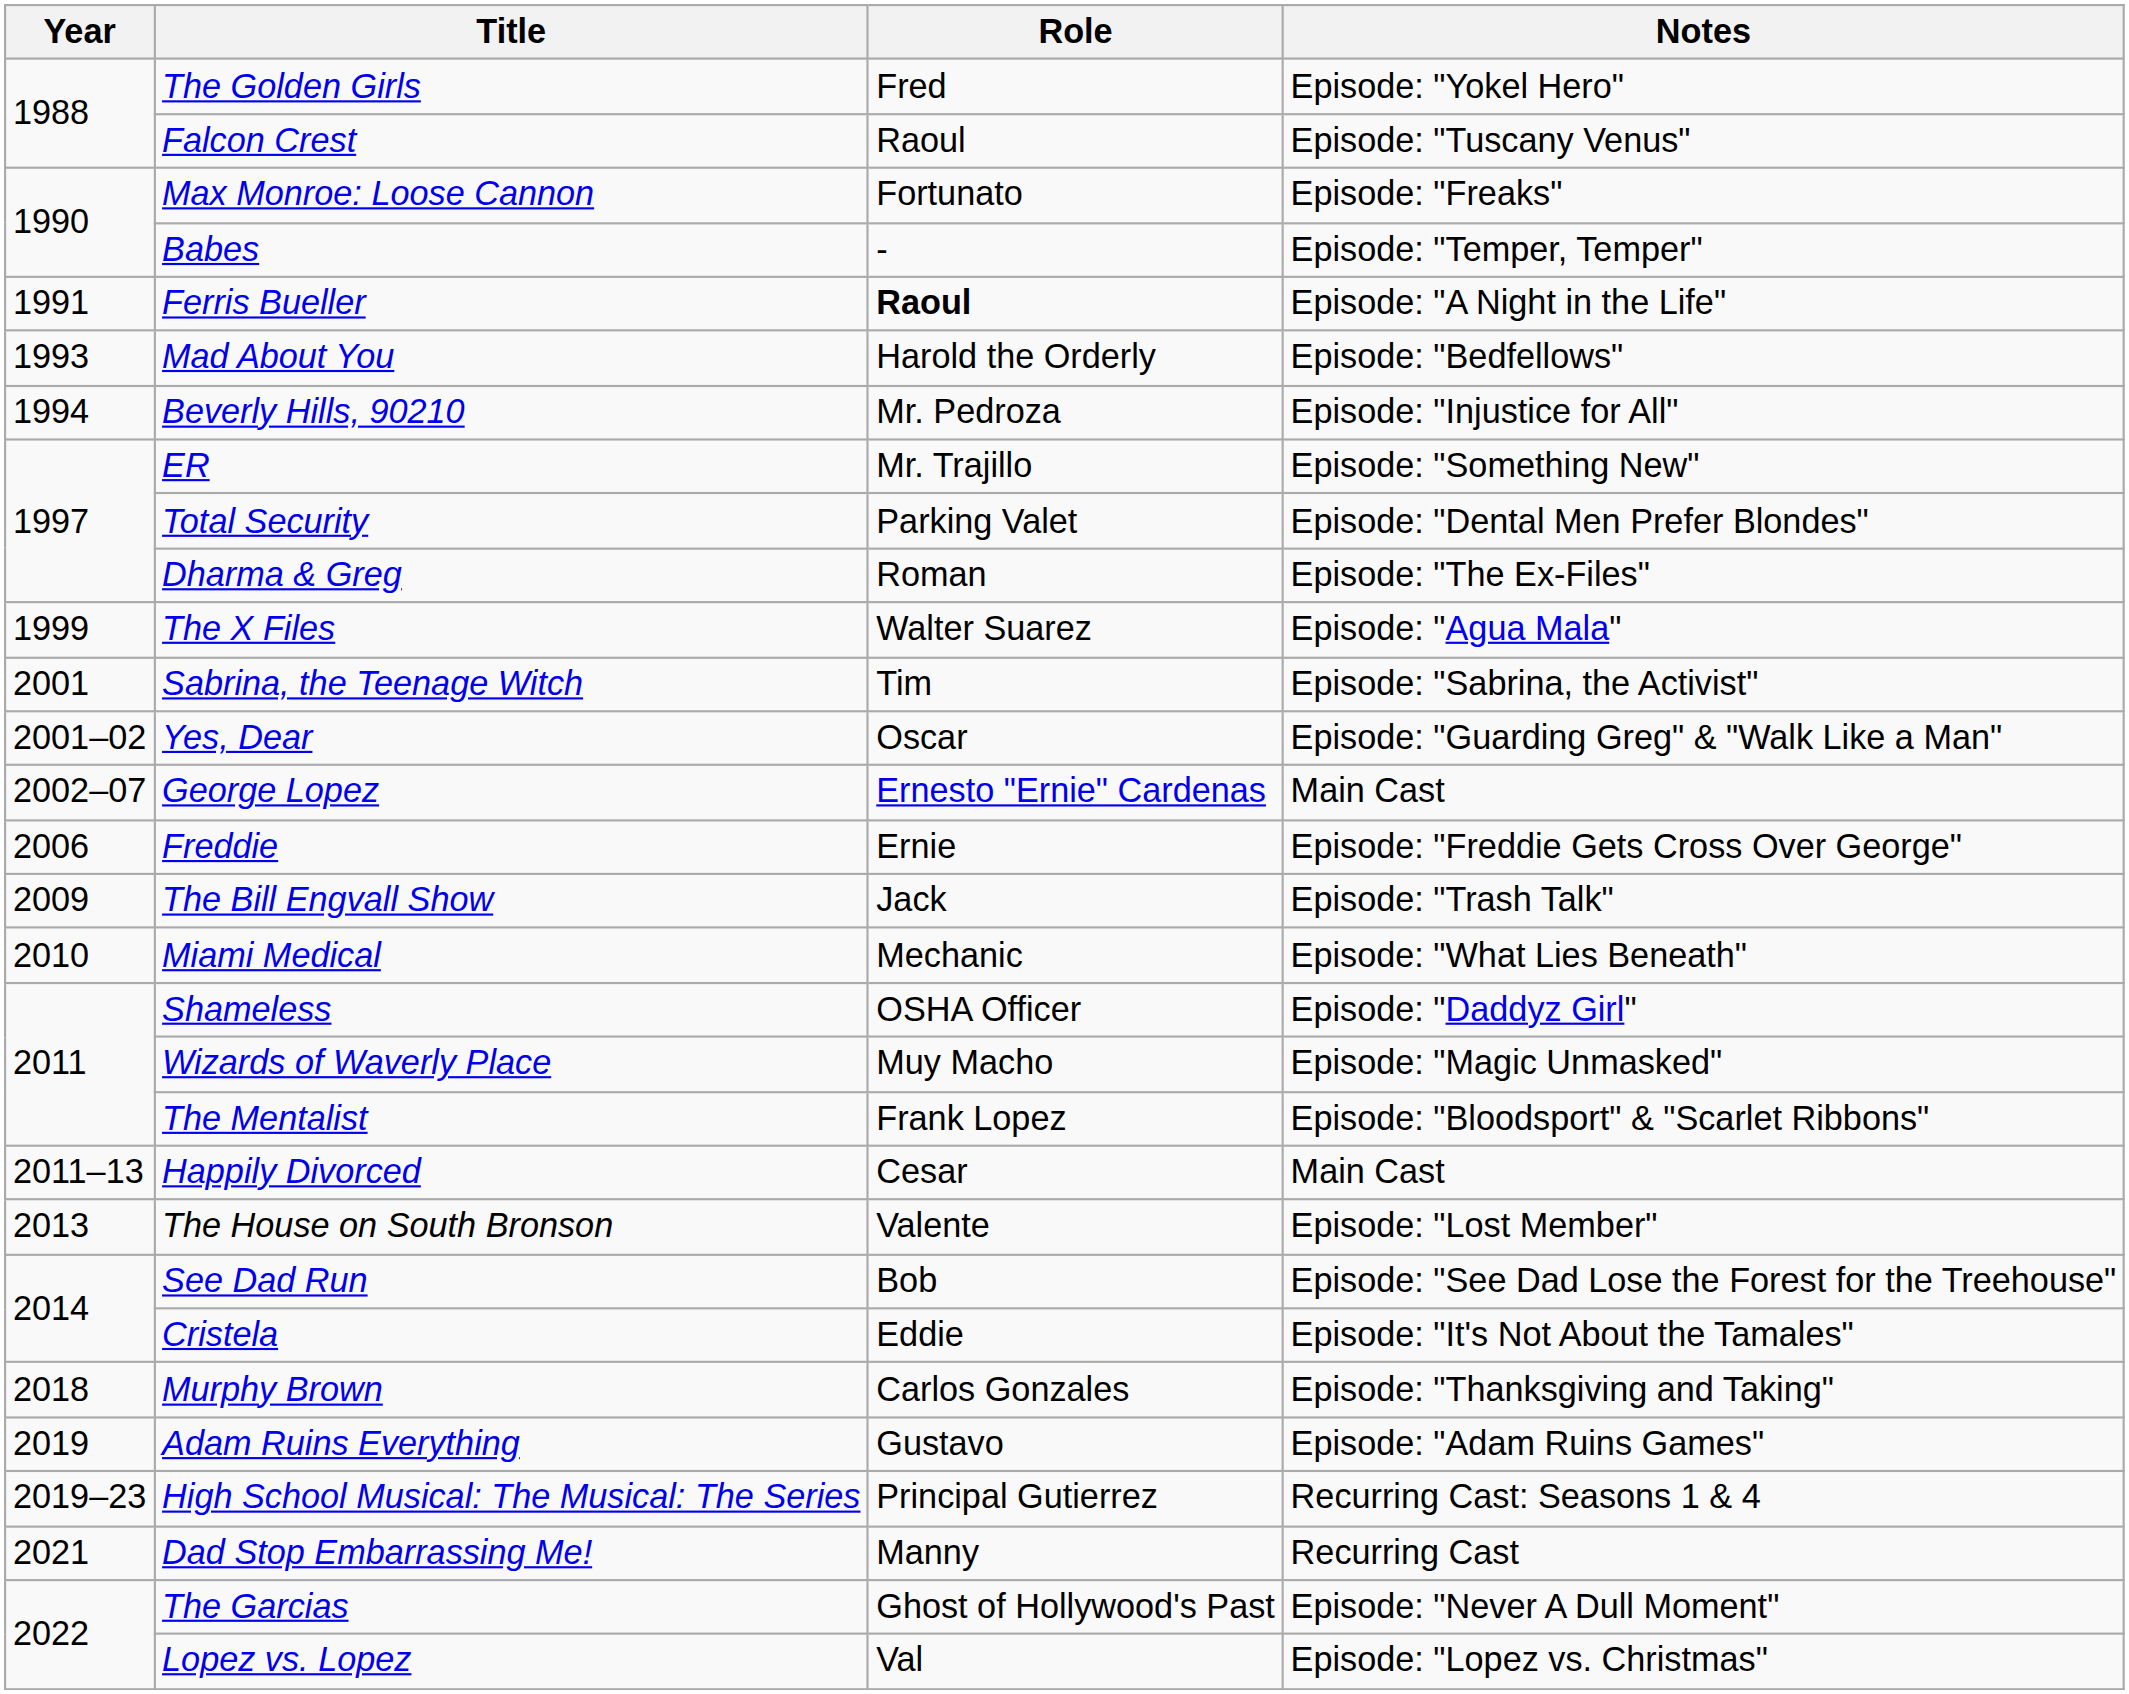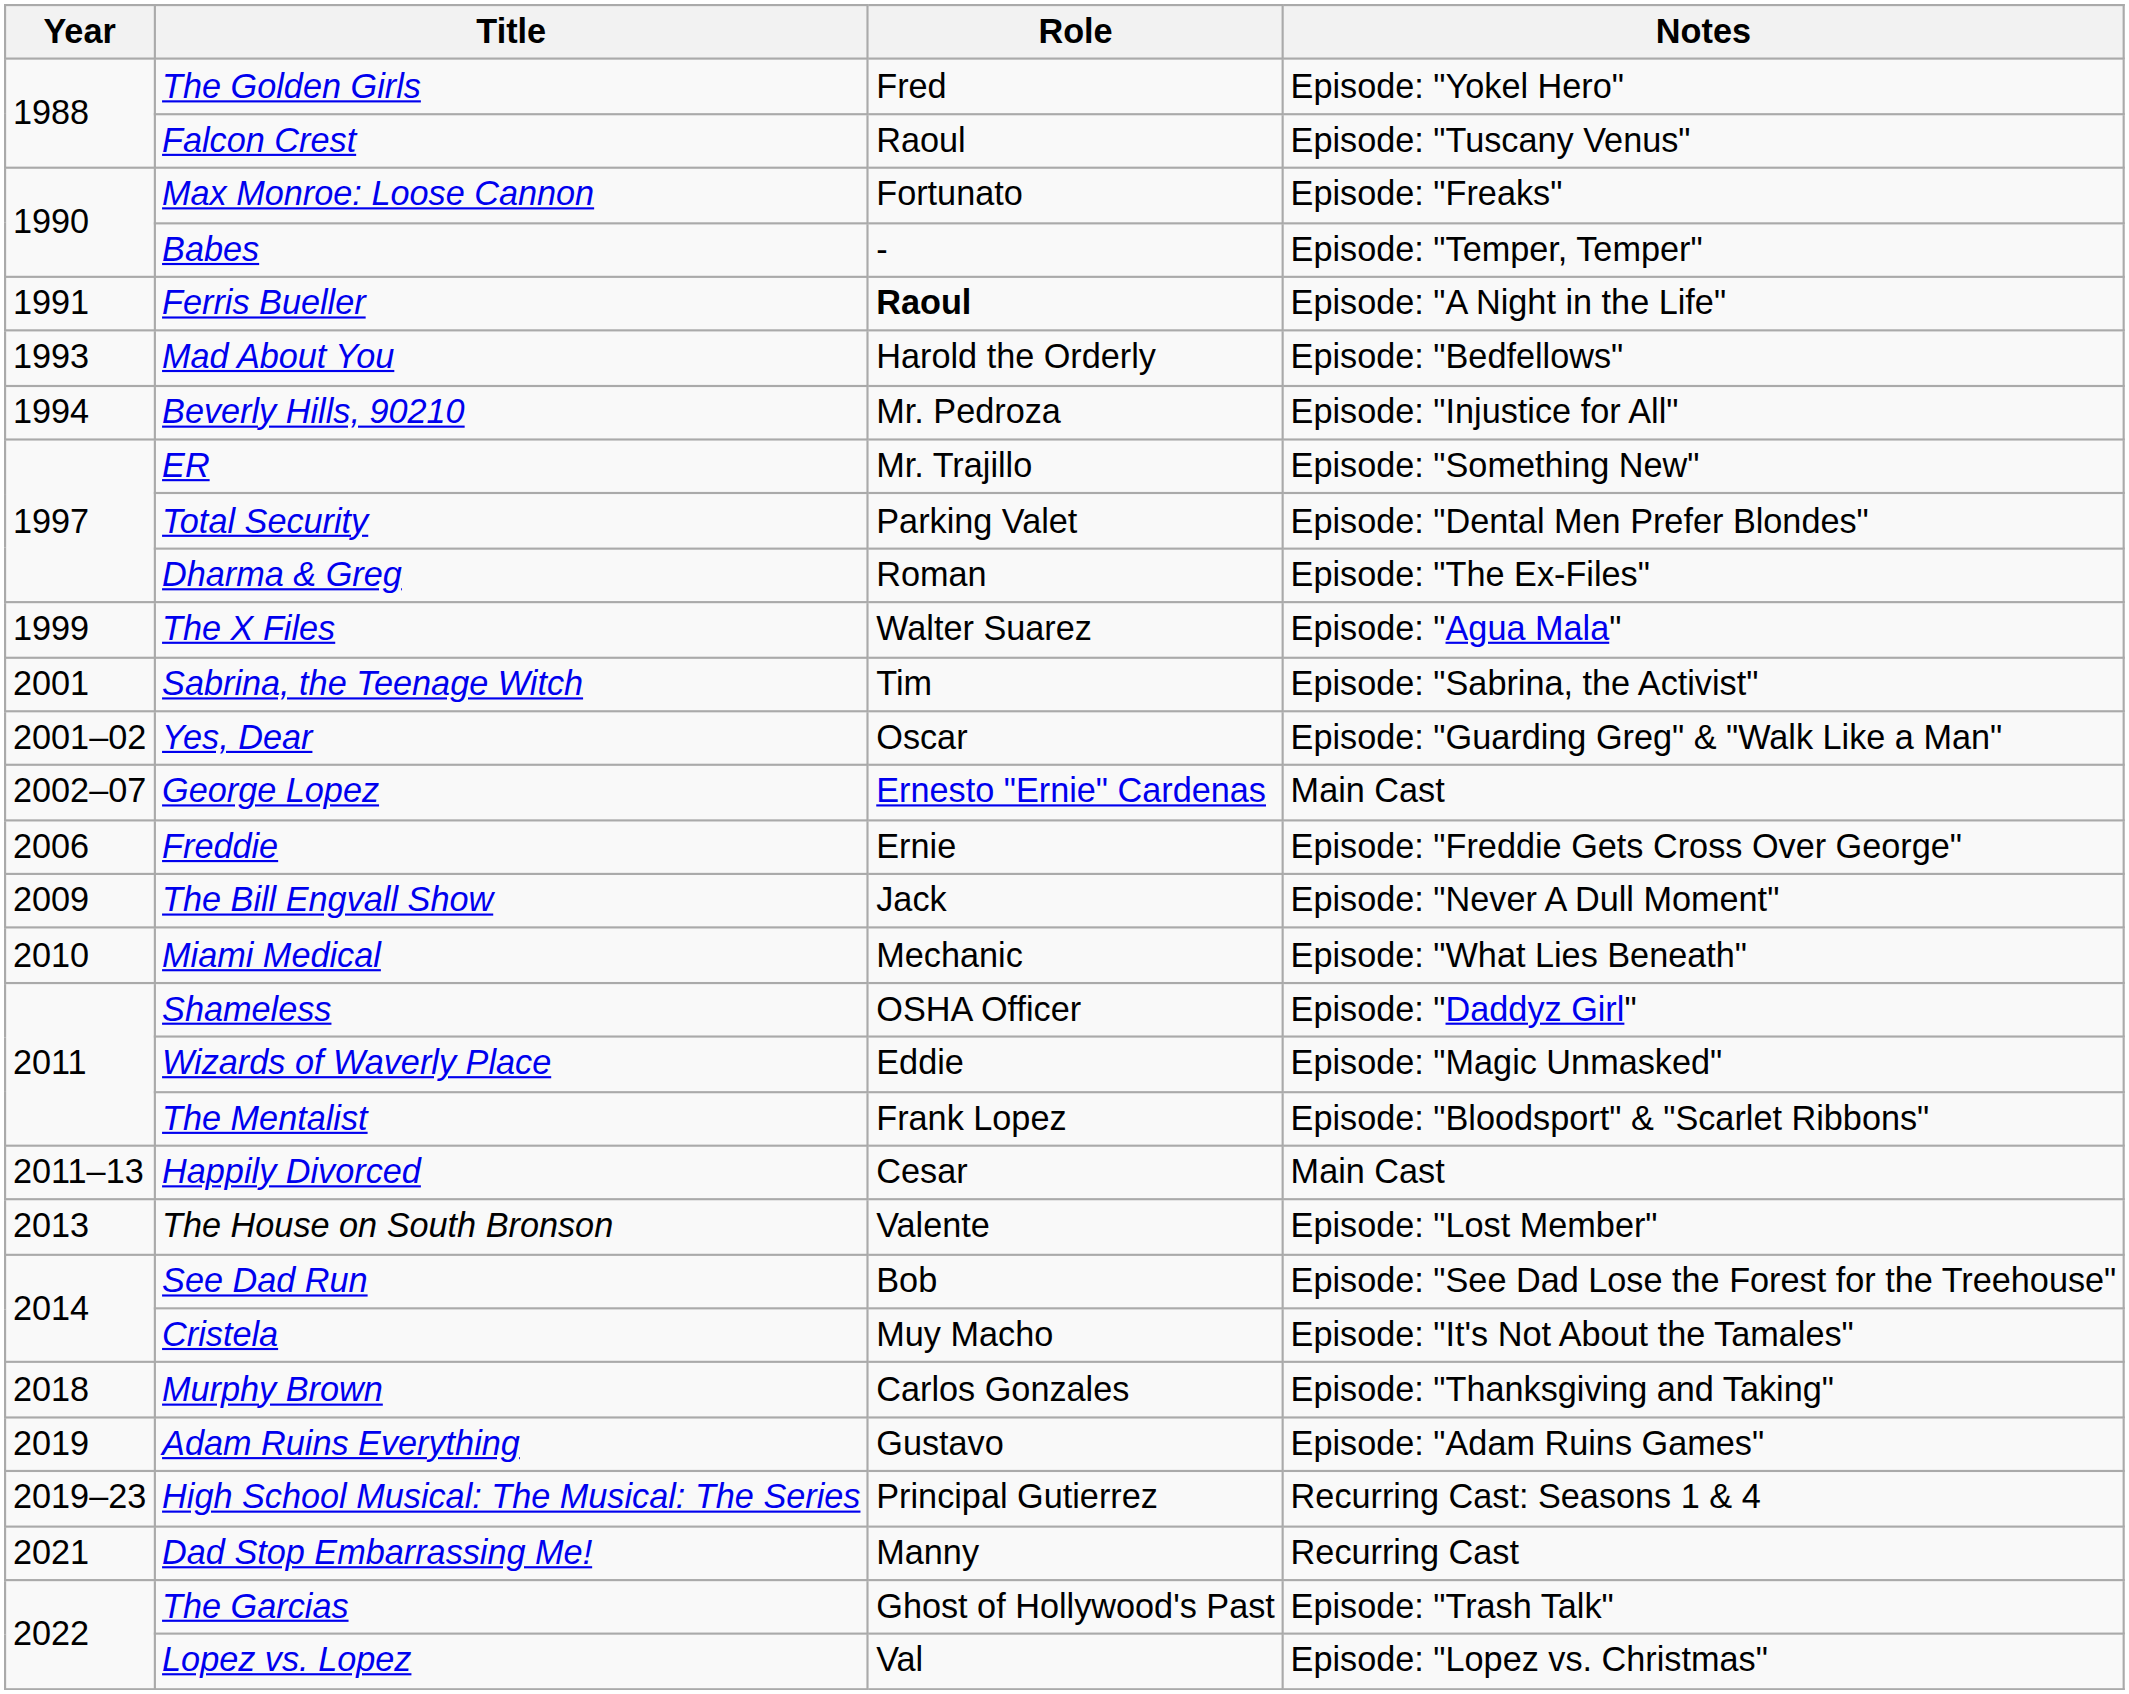(1452, 900) Episode: "Trash Talk" -> (1535, 900) Episode: "Never A Dull Moment"
(965, 1063) Muy Macho -> (920, 1063) Eddie
(920, 1334) Eddie -> (965, 1334) Muy Macho
(1535, 1606) Episode: "Never A Dull Moment" -> (1452, 1606) Episode: "Trash Talk"
